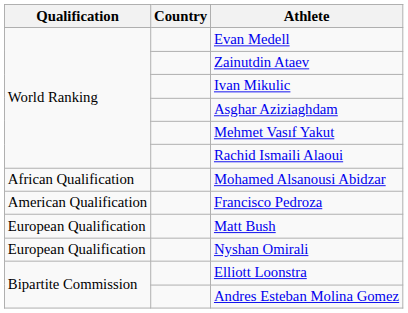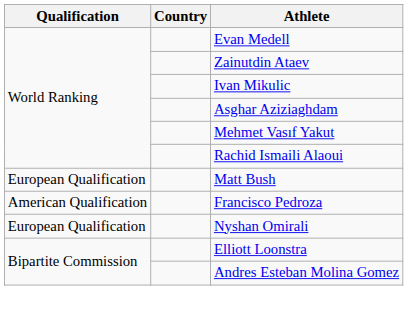- row: (300, 179)
rows swapped: (268, 202) <-> (245, 226)
